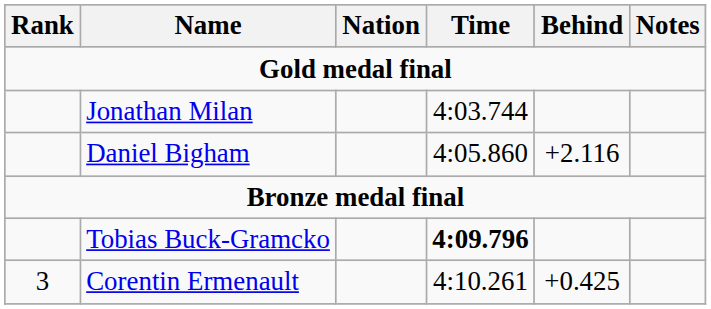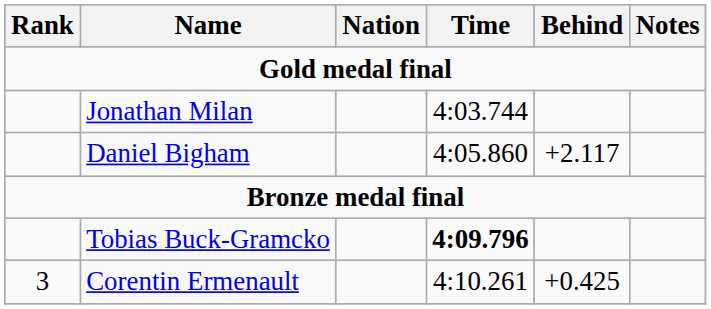(582, 153) +2.116 -> (582, 153) +2.117
